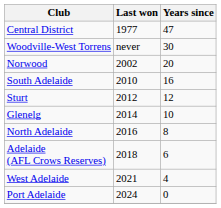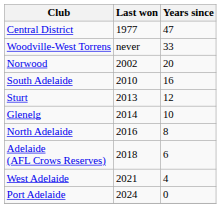(168, 47) 30 -> (168, 47) 33
(127, 98) 2012 -> (127, 98) 2013
